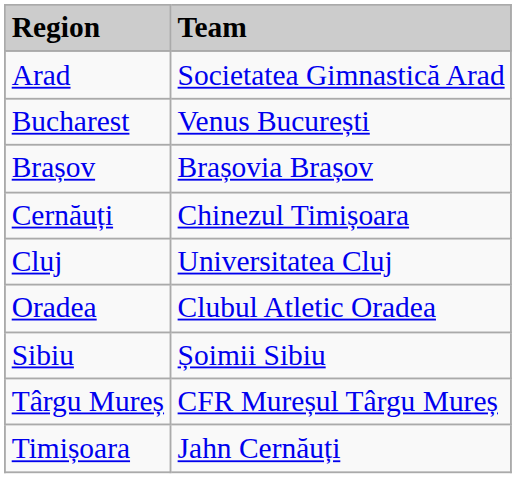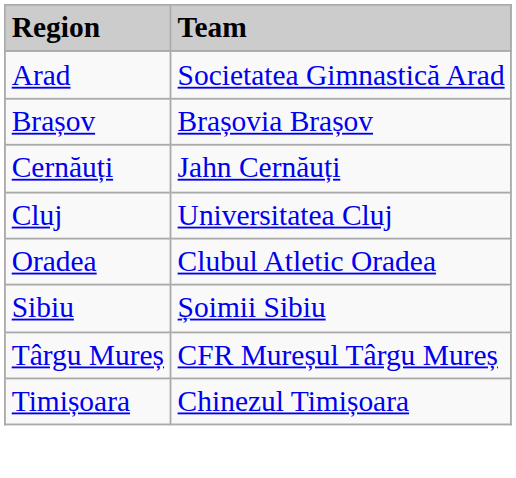- row: (71, 121)
(293, 214) Chinezul Timișoara -> (259, 167) Jahn Cernăuți
(259, 448) Jahn Cernăuți -> (293, 401) Chinezul Timișoara
